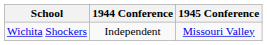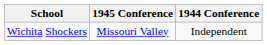columns swapped: (133, 13) <-> (219, 13)
